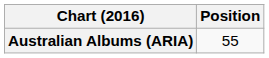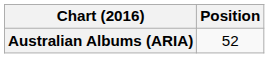(230, 40) 55 -> (230, 40) 52
